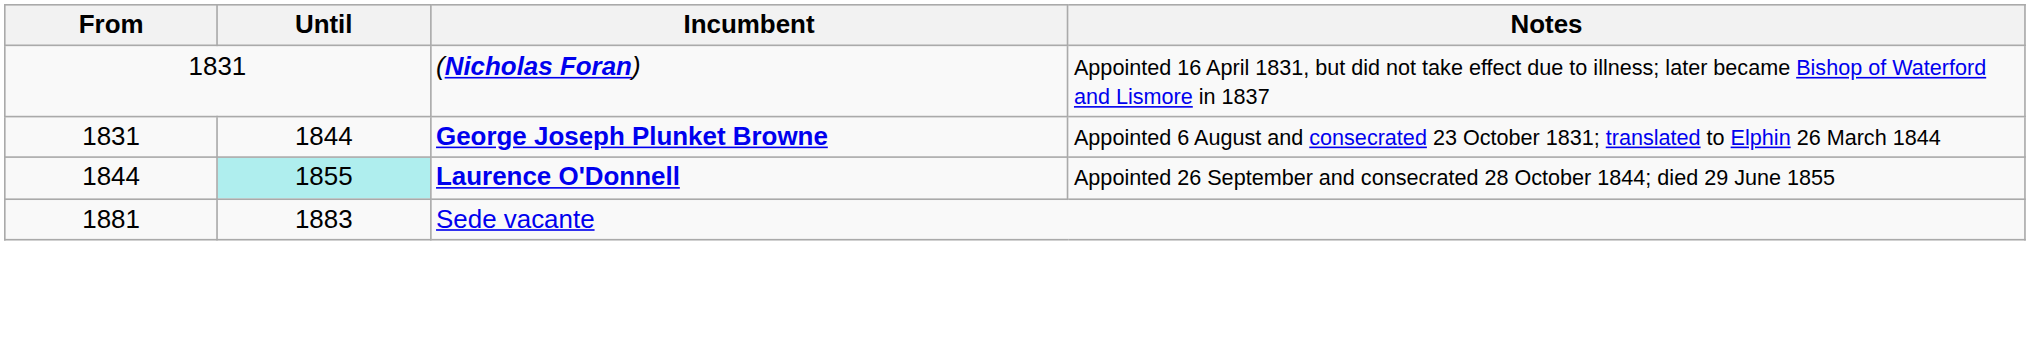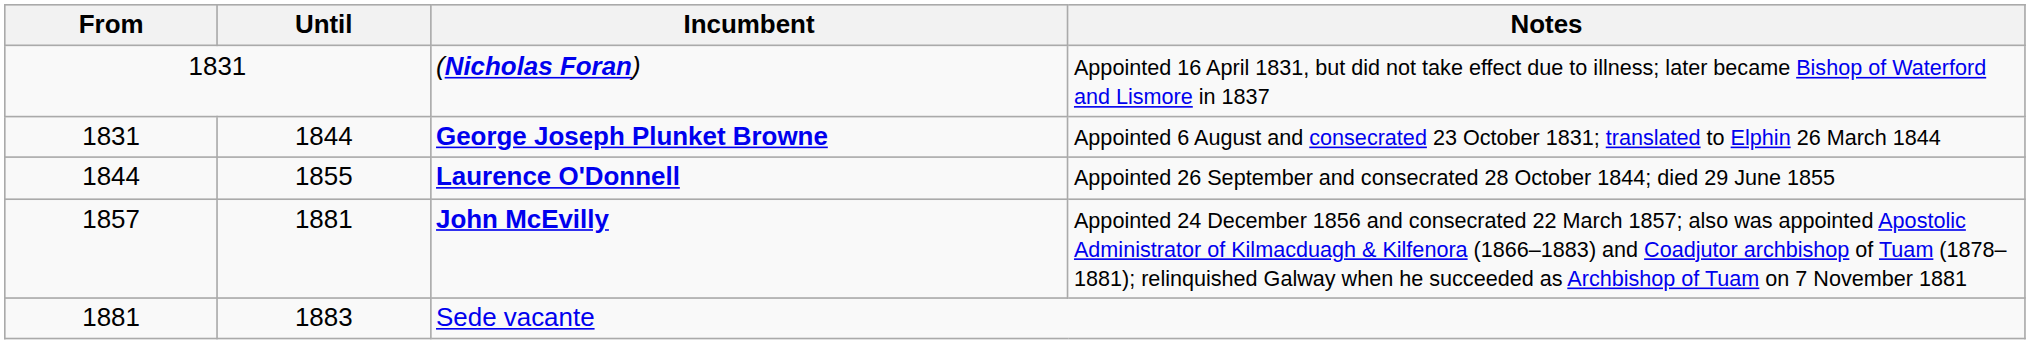(324, 177) paleturquoise background -> (324, 177) no background
+ row: (522, 218)
